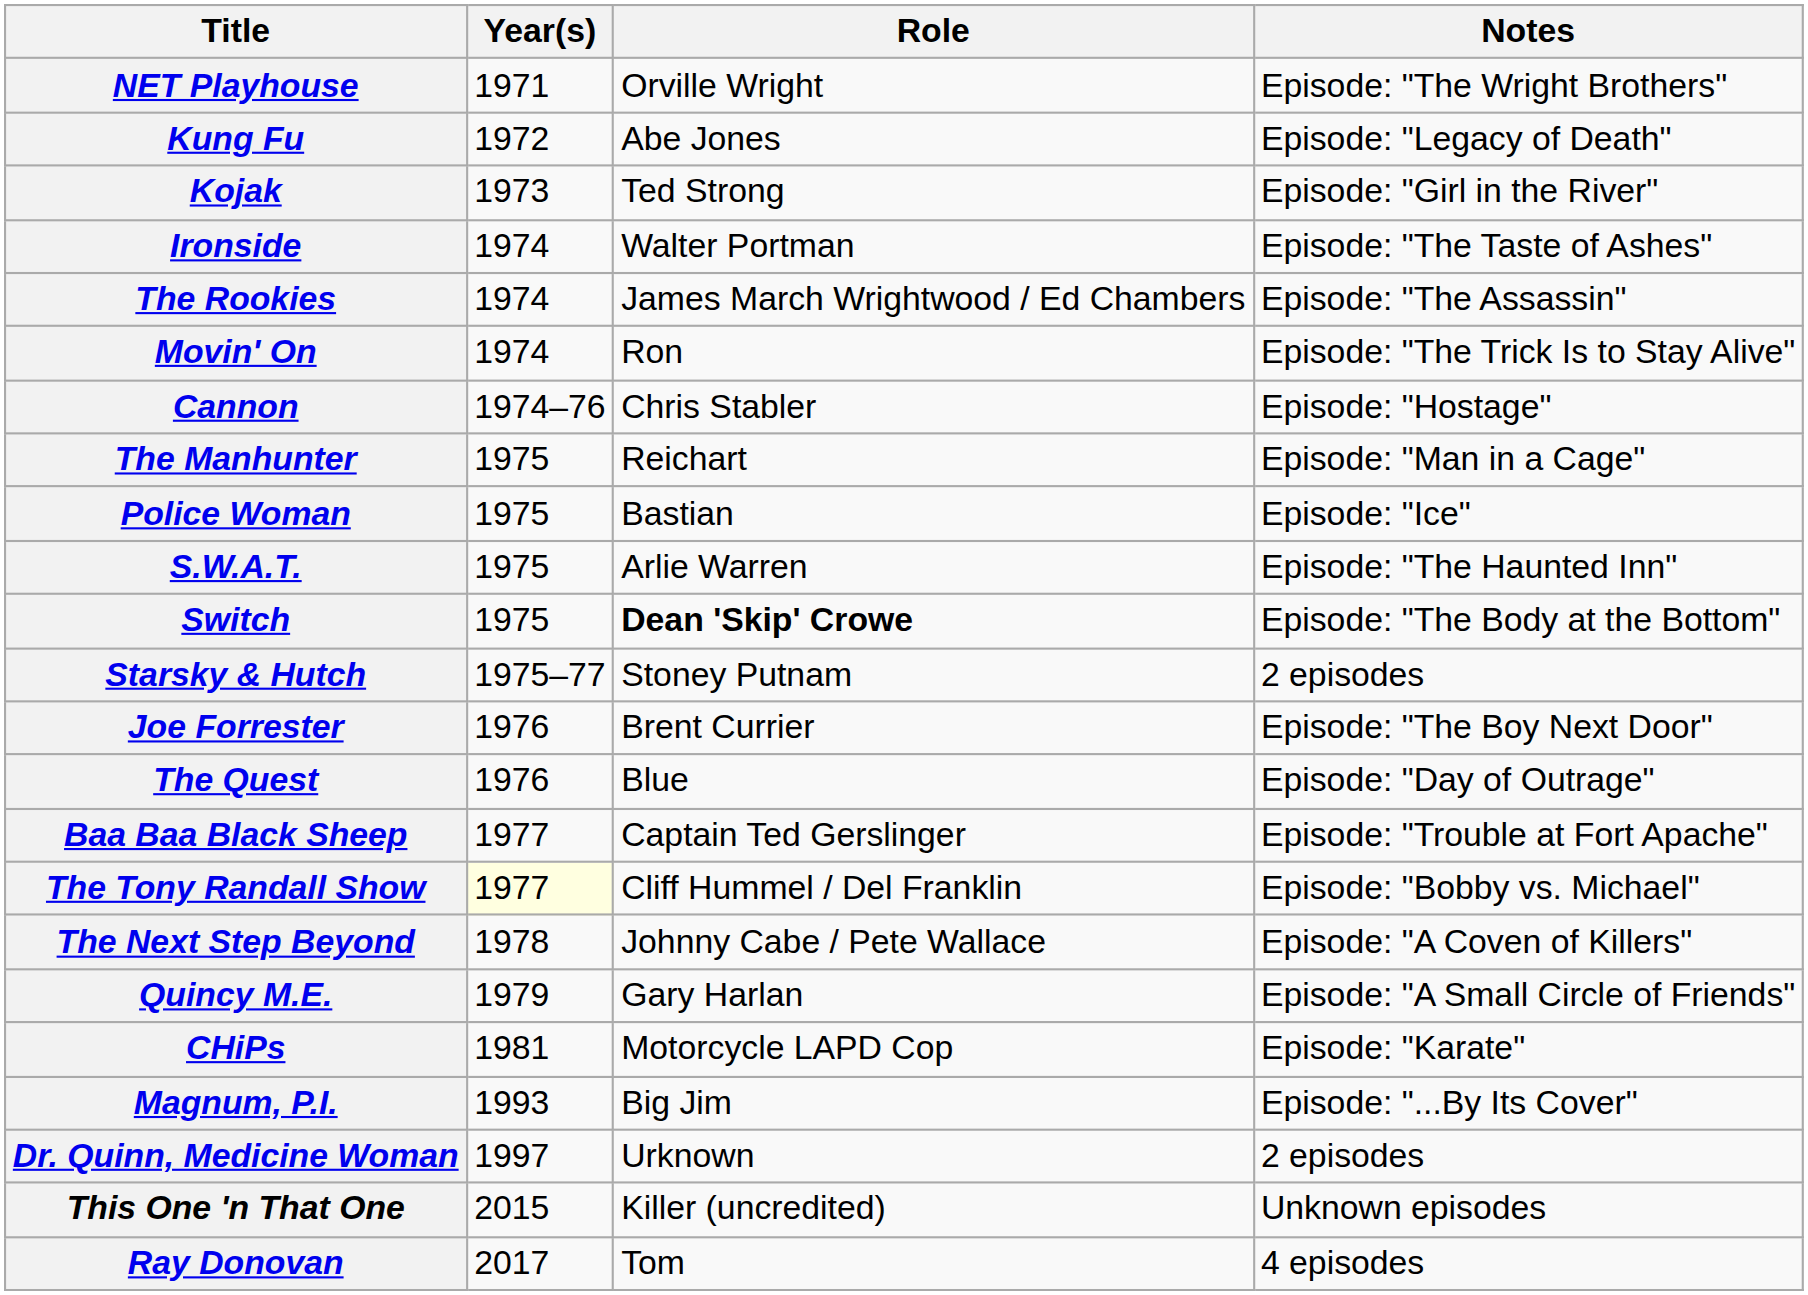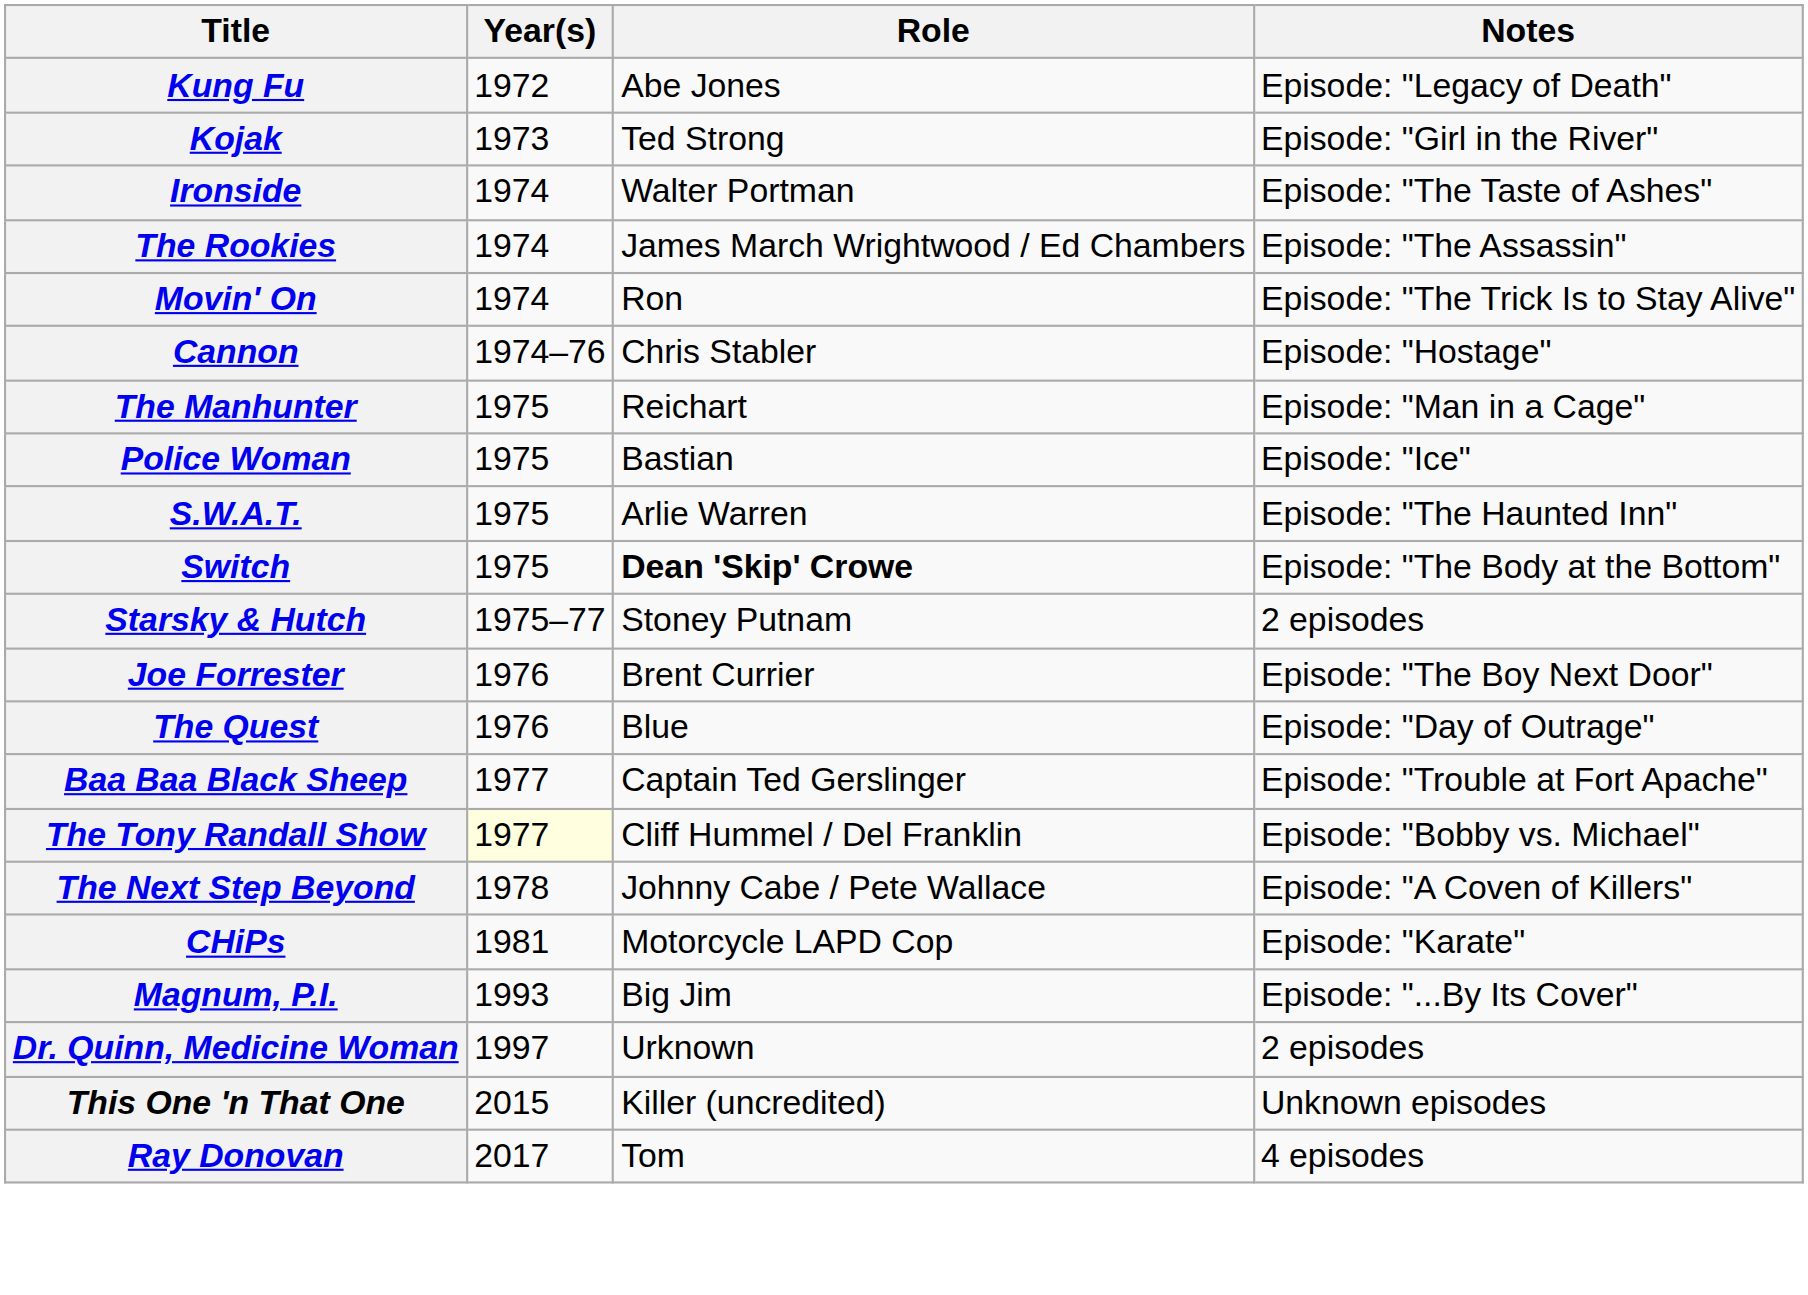- row: (236, 84)
- row: (236, 995)
